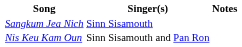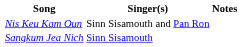rows swapped: (44, 23) <-> (44, 38)
